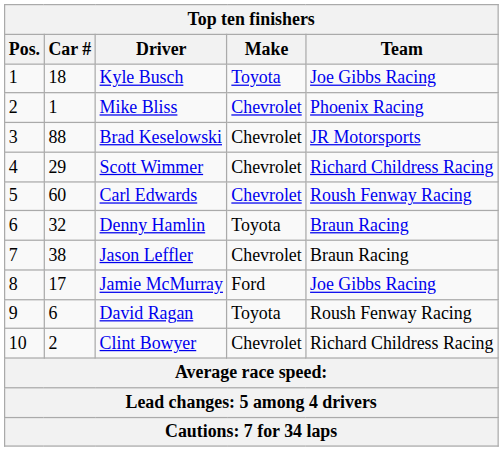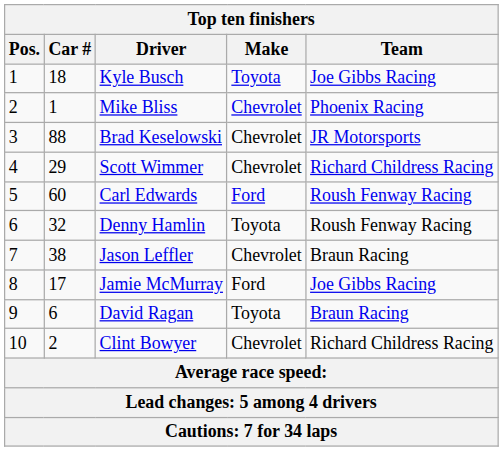(267, 196) Chevrolet -> (248, 196) Ford
(359, 225) Braun Racing -> (391, 225) Roush Fenway Racing
(391, 314) Roush Fenway Racing -> (359, 314) Braun Racing
